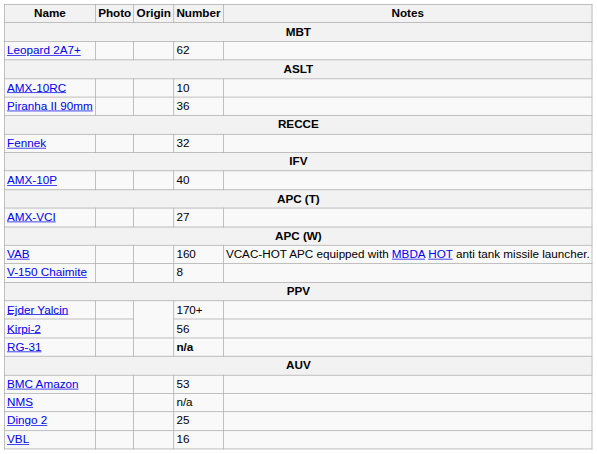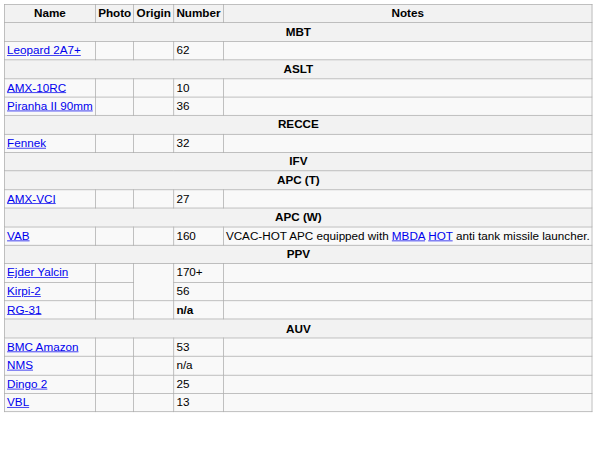- row: (32, 180)
- row: (47, 273)
(183, 439) 16 -> (183, 402) 13
